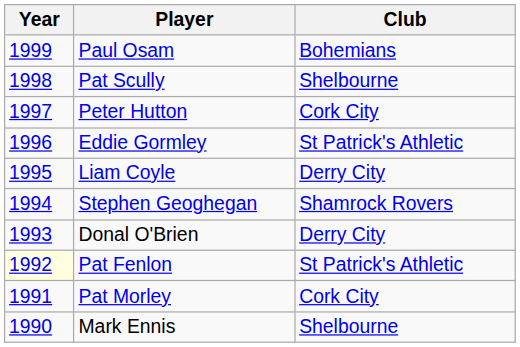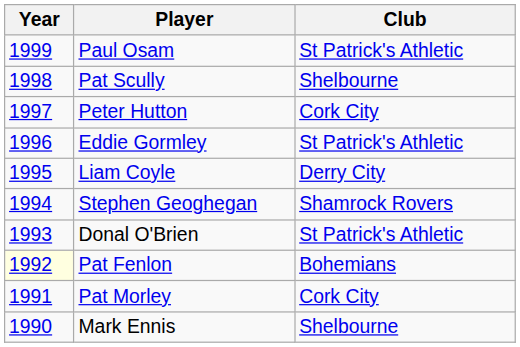(348, 50) Bohemians -> (381, 50) St Patrick's Athletic
(342, 234) Derry City -> (381, 234) St Patrick's Athletic
(381, 265) St Patrick's Athletic -> (348, 265) Bohemians
